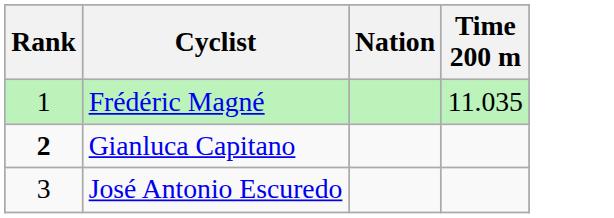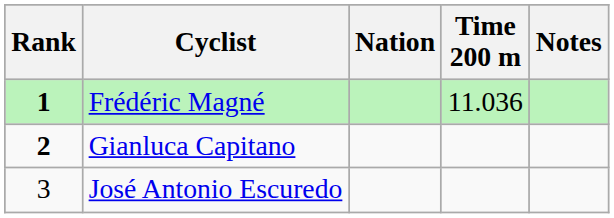+ column: (569, 42)
(44, 101) normal -> (44, 101) bold
(485, 101) 11.035 -> (485, 101) 11.036
